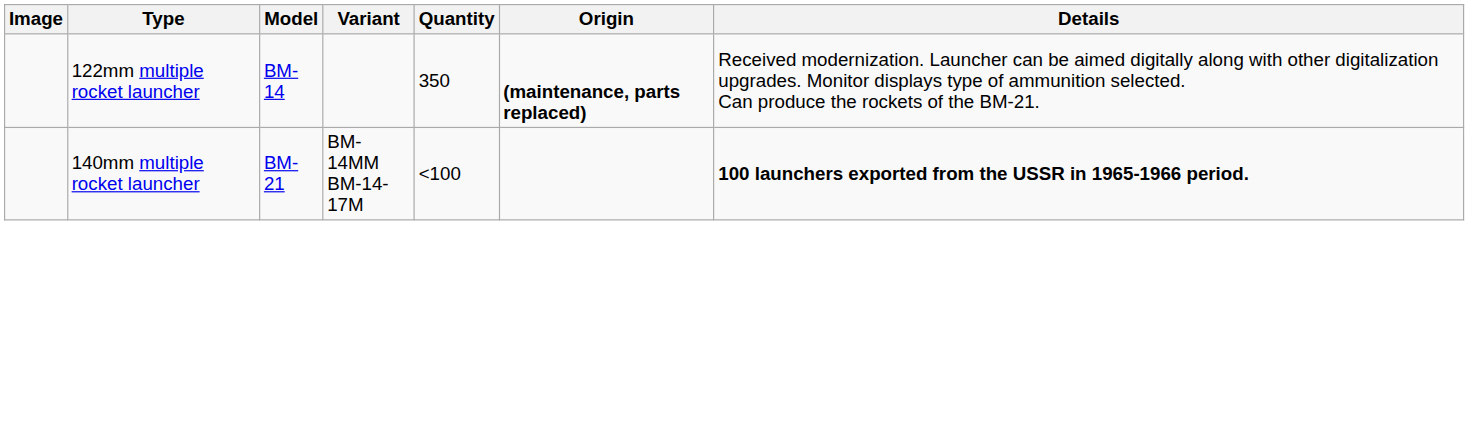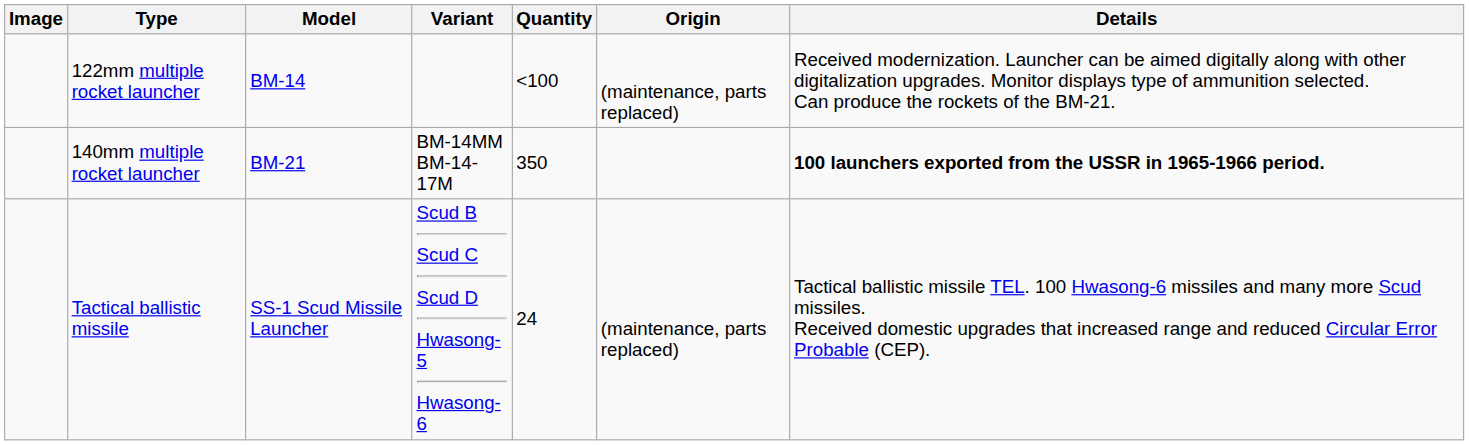(434, 80) 350 -> (537, 80) <100
(592, 101) bold -> (684, 101) normal
(440, 173) <100 -> (532, 162) 350
+ row: (136, 319)
